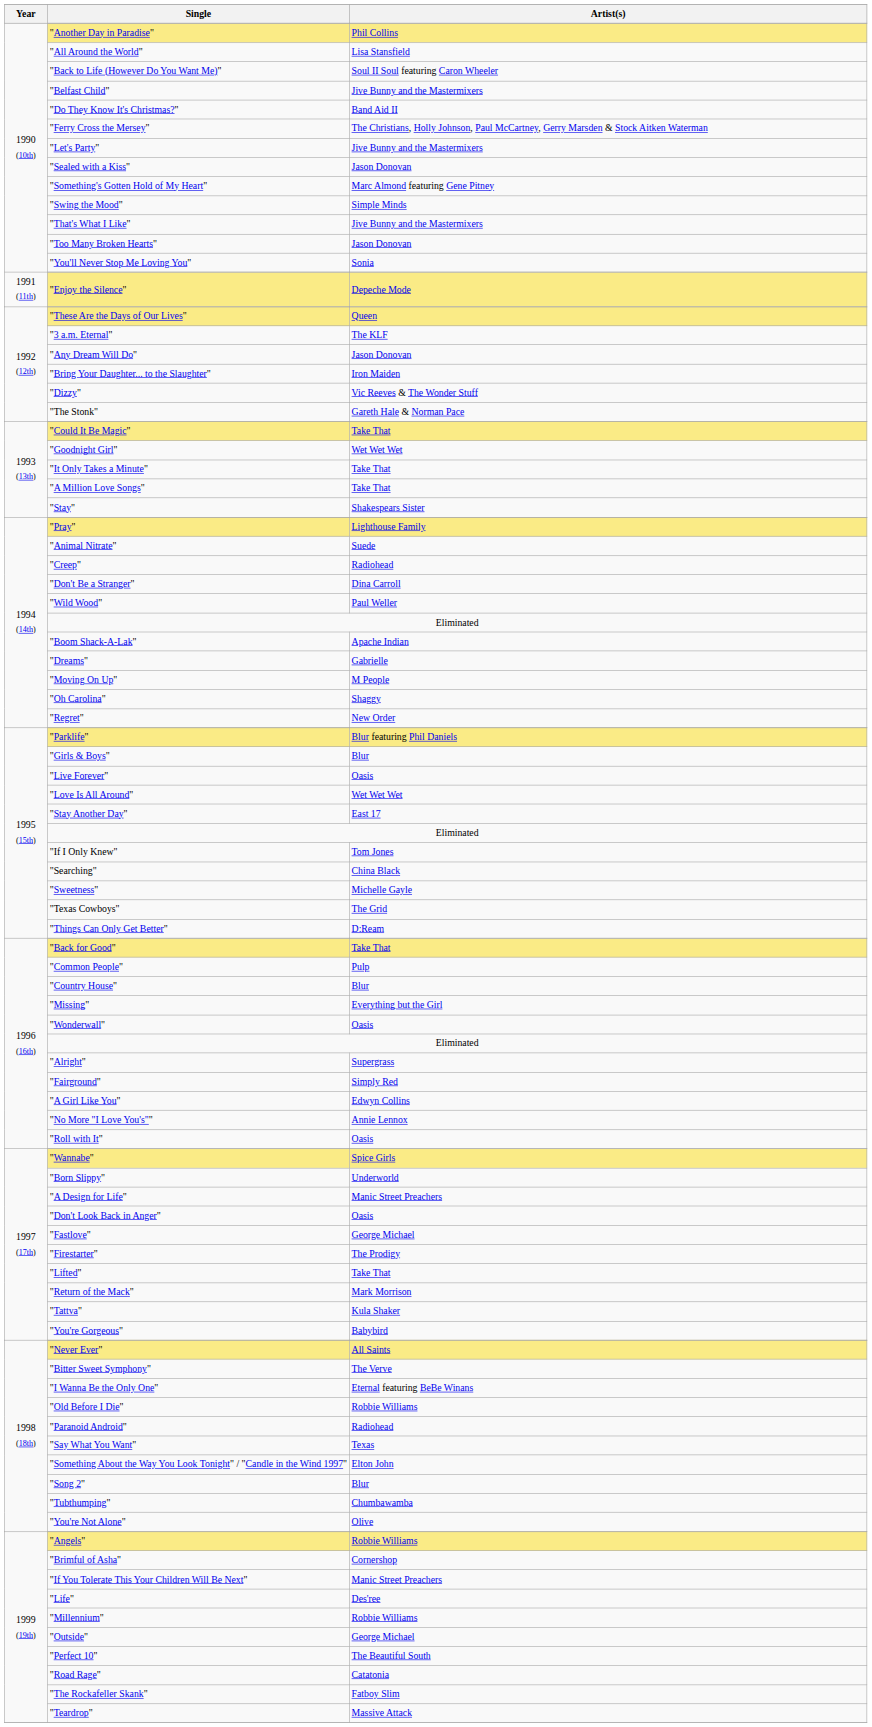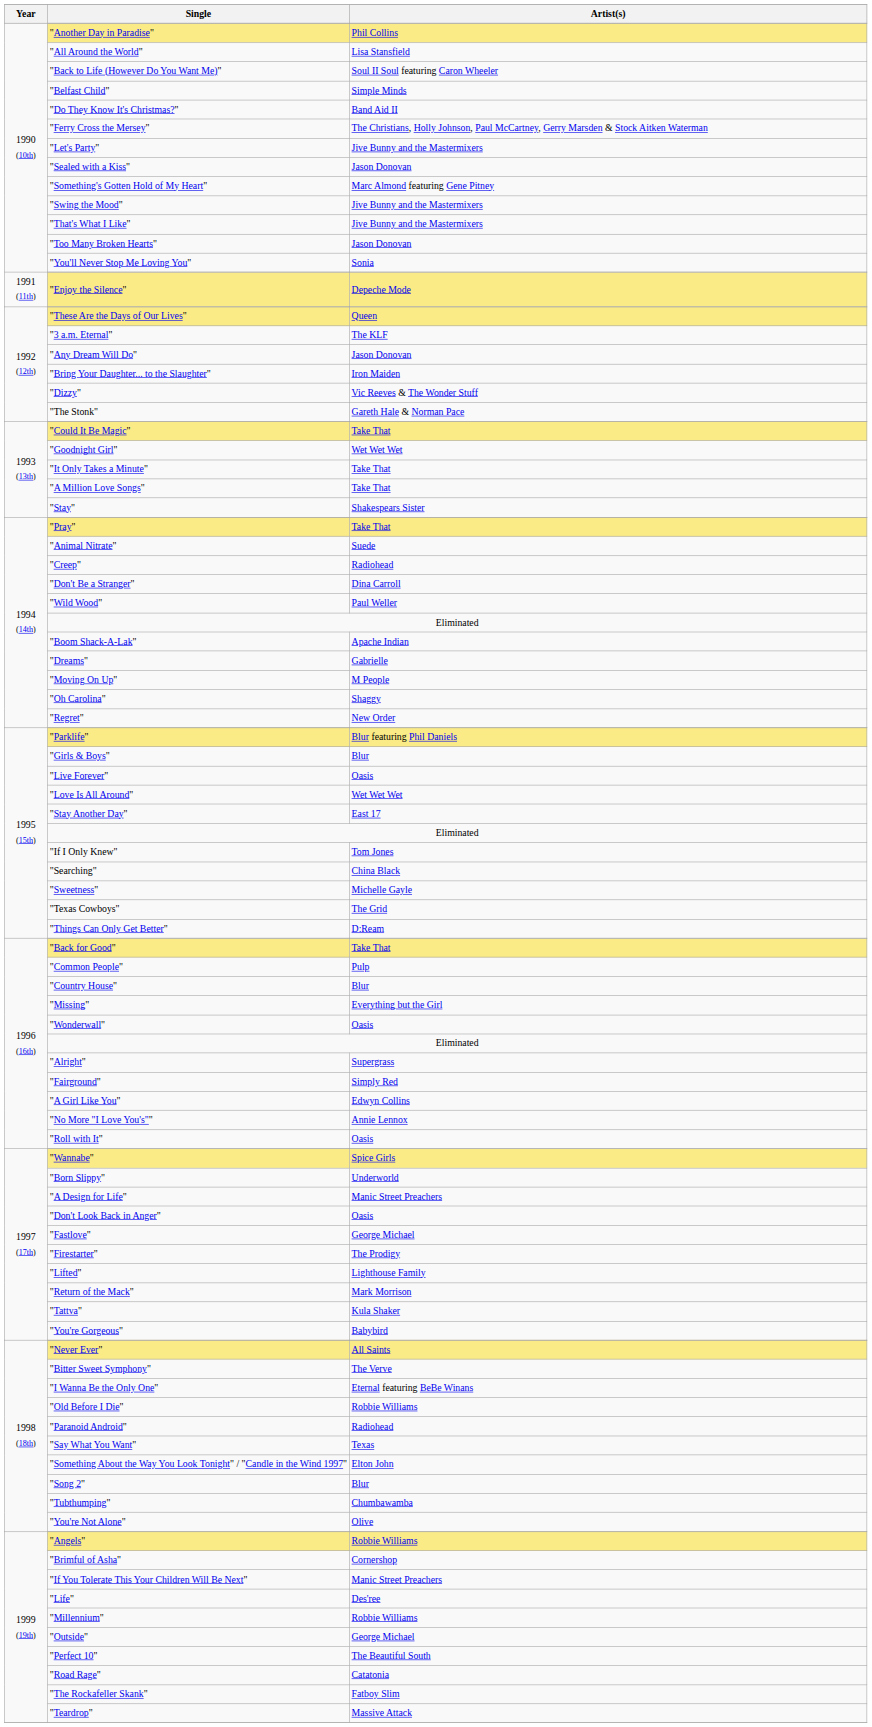(417, 90) Jive Bunny and the Mastermixers -> (379, 90) Simple Minds
(379, 205) Simple Minds -> (417, 205) Jive Bunny and the Mastermixers
(389, 526) Lighthouse Family -> (371, 526) Take That
(371, 1273) Take That -> (389, 1273) Lighthouse Family
